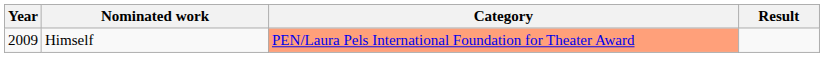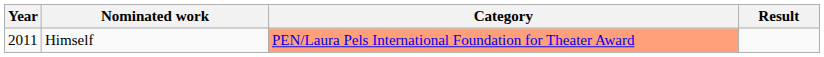(23, 40) 2009 -> (23, 40) 2011
